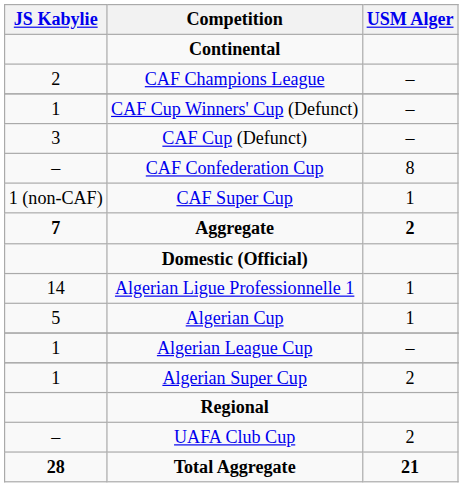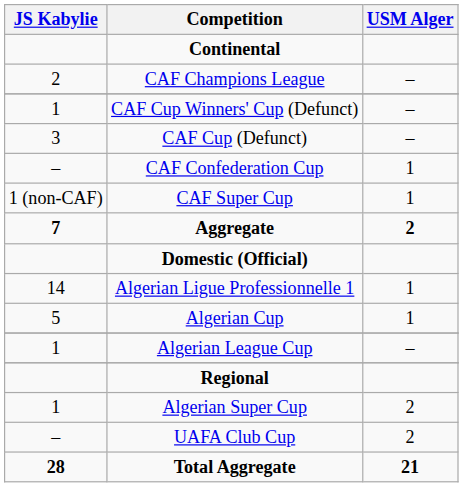(410, 168) 8 -> (410, 168) 1
rows swapped: (235, 377) <-> (235, 407)
